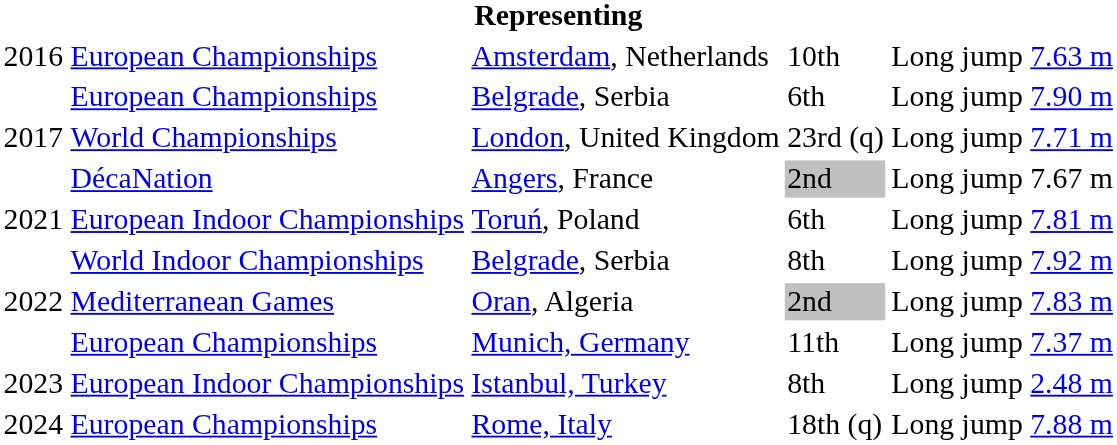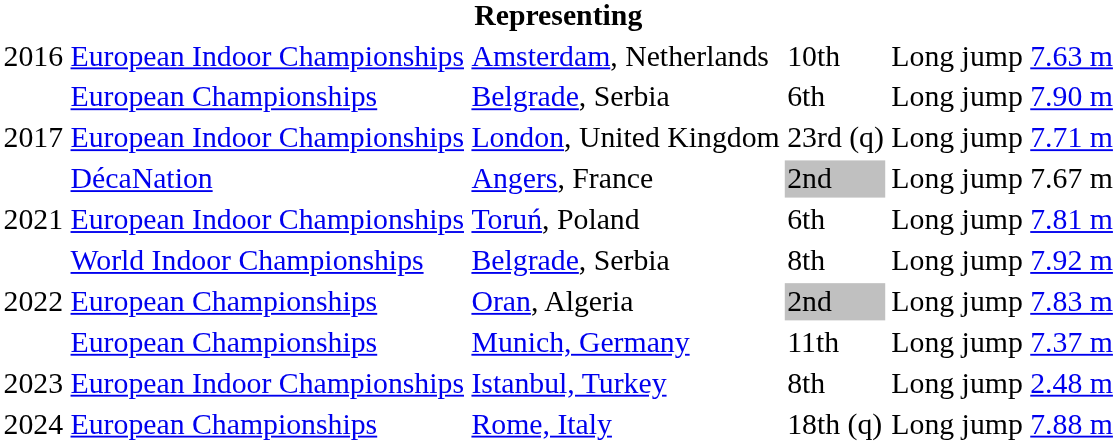(224, 55) European Championships -> (267, 55) European Indoor Championships
(204, 137) World Championships -> (267, 137) European Indoor Championships
(202, 301) Mediterranean Games -> (224, 301) European Championships
